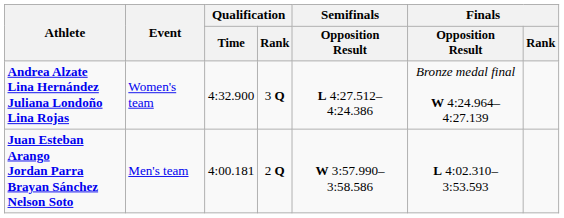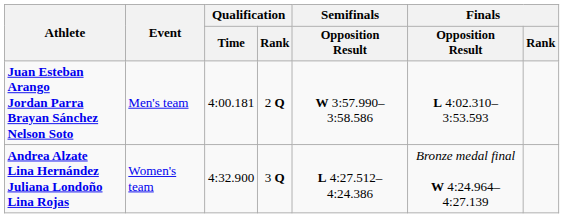rows swapped: (53, 171) <-> (55, 95)
